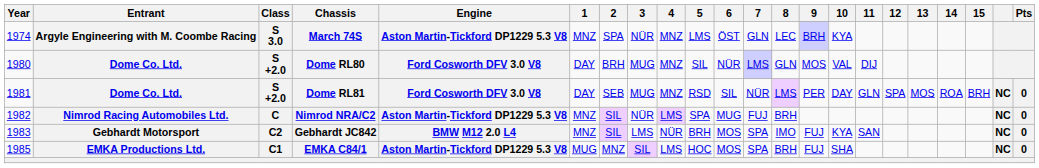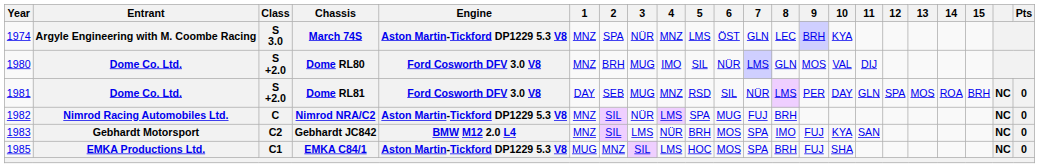(584, 65) DAY -> (584, 65) MNZ
(671, 65) MNZ -> (671, 65) IMO
